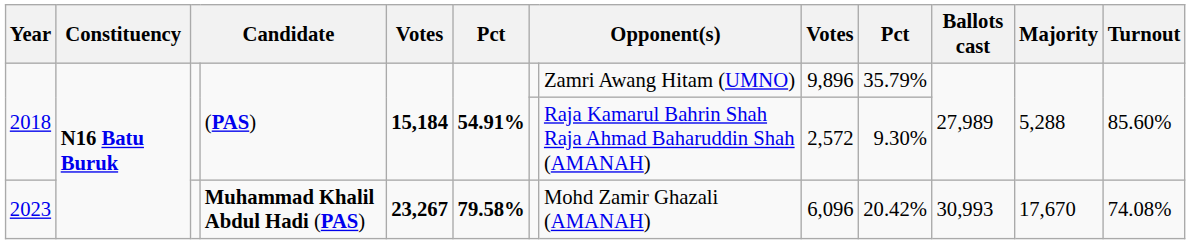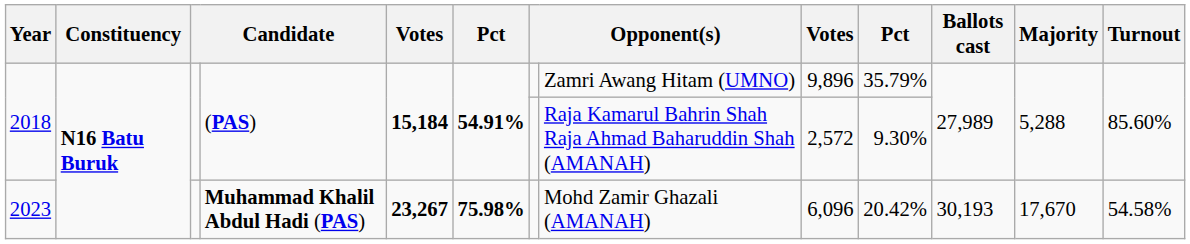(491, 209) 79.58% -> (491, 209) 75.98%
(965, 209) 30,993 -> (965, 209) 30,193
(1140, 209) 74.08% -> (1140, 209) 54.58%
